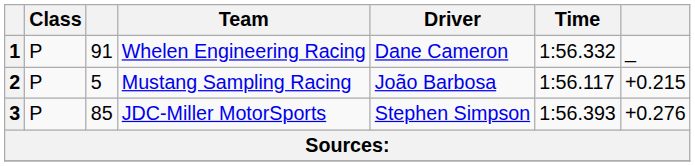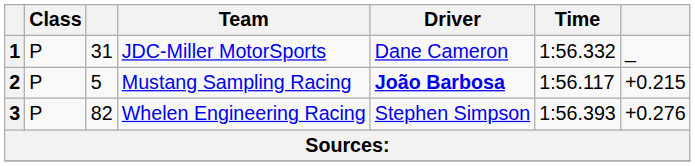(102, 51) 91 -> (102, 51) 31
(244, 51) Whelen Engineering Racing -> (224, 51) JDC-Miller MotorSports
(435, 82) normal -> (440, 82) bold
(102, 113) 85 -> (102, 113) 82
(224, 113) JDC-Miller MotorSports -> (244, 113) Whelen Engineering Racing
